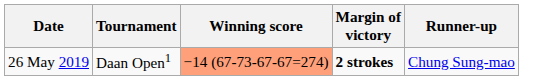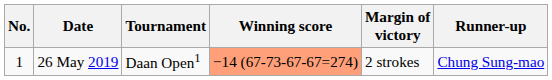+ column: (19, 26)
(364, 61) bold -> (392, 61) normal
